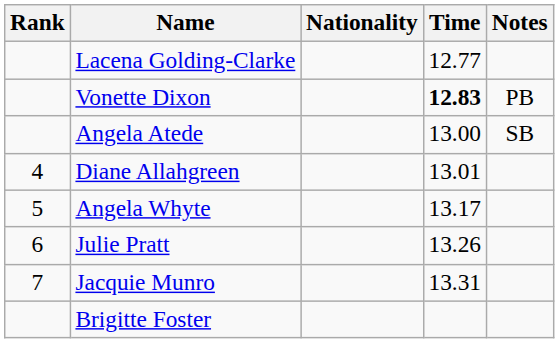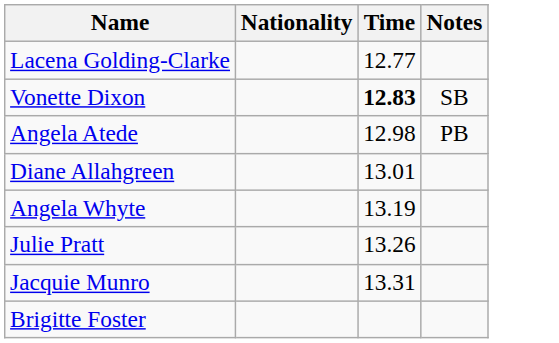- column: (37, 23)
(520, 97) PB -> (454, 97) SB
(455, 134) 13.00 -> (389, 134) 12.98
(520, 134) SB -> (454, 134) PB
(455, 208) 13.17 -> (389, 208) 13.19
